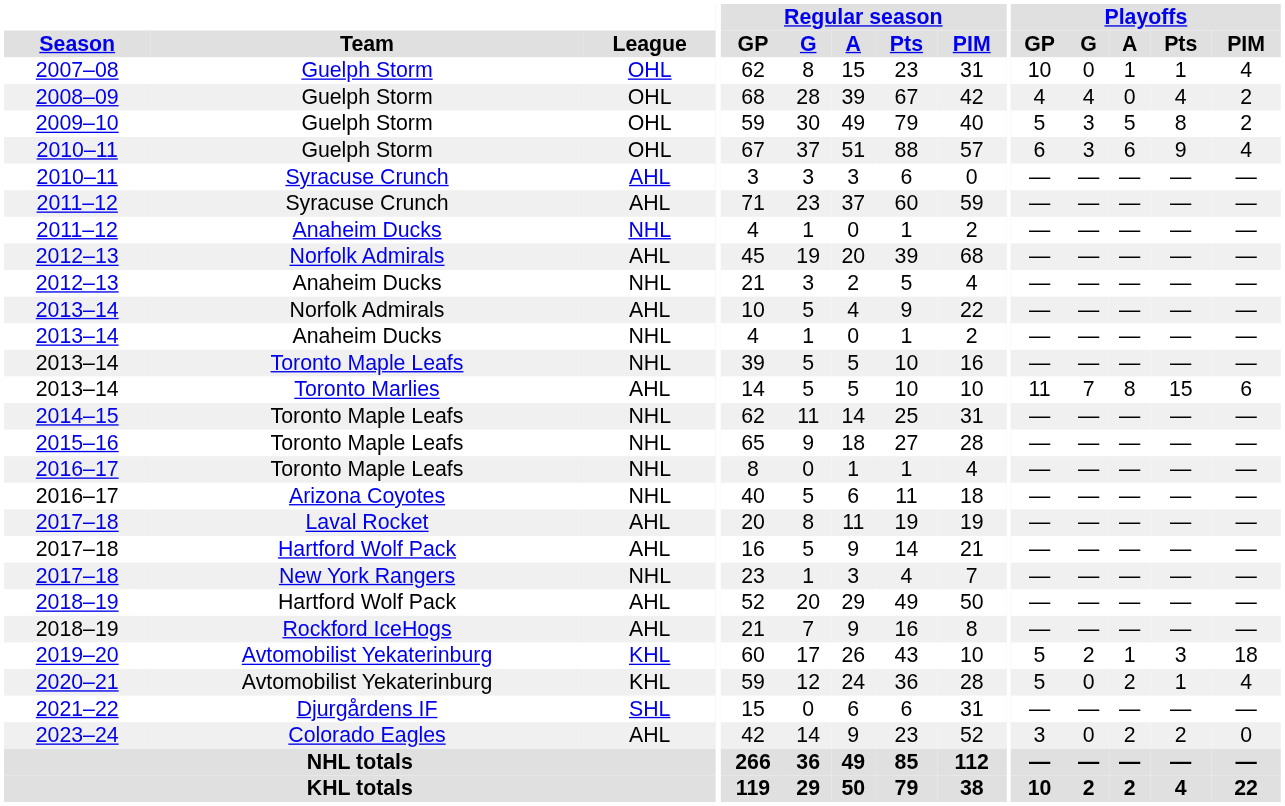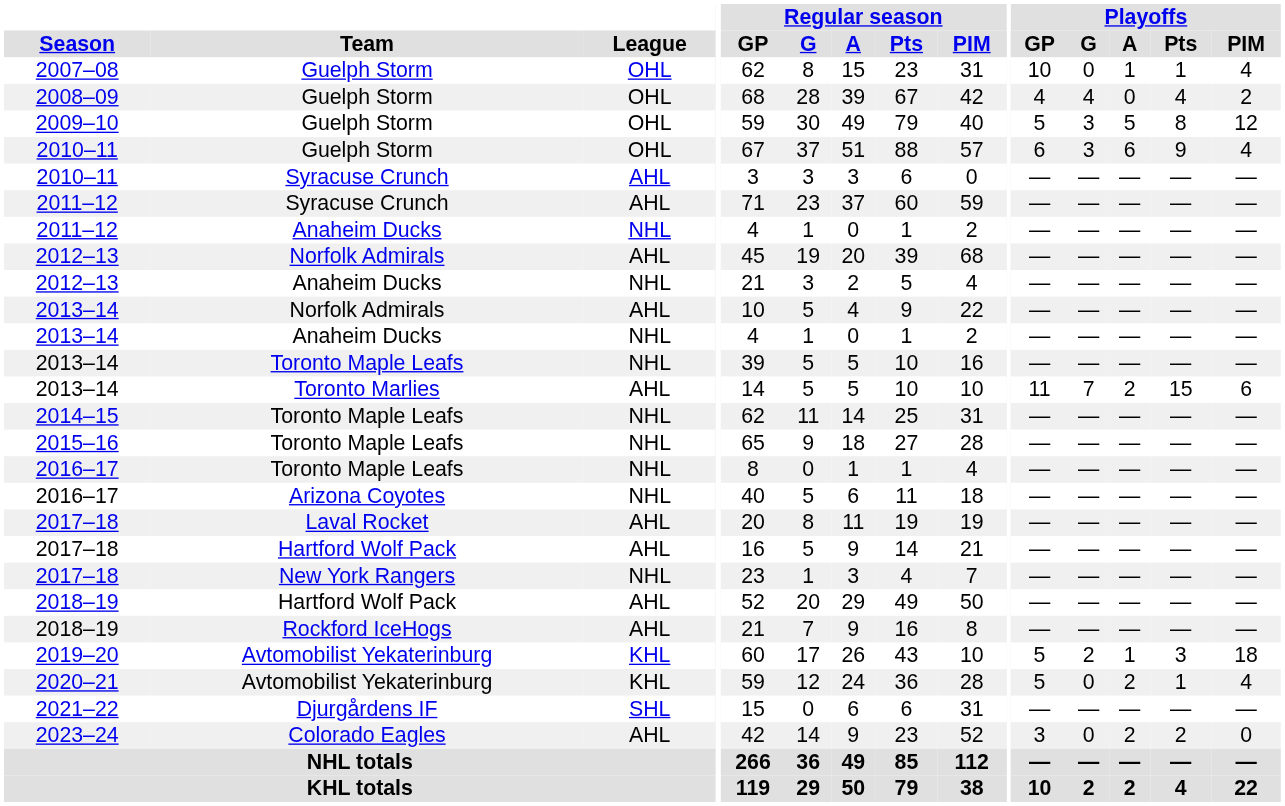(1246, 123) 2 -> (1246, 123) 12
(1130, 389) 8 -> (1130, 389) 2
